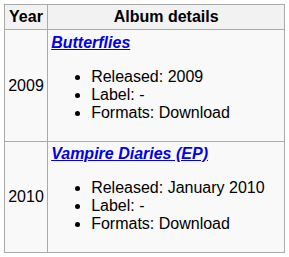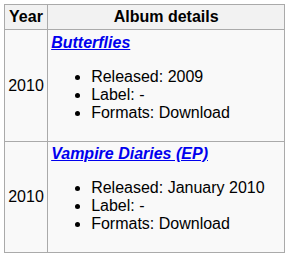(26, 85) 2009 -> (26, 85) 2010
